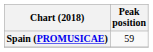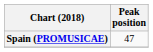(129, 39) 59 -> (129, 39) 47
